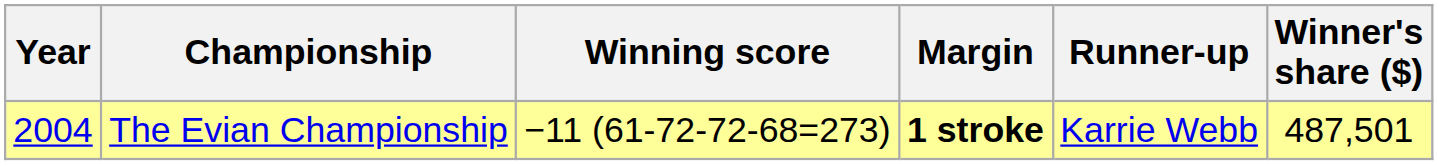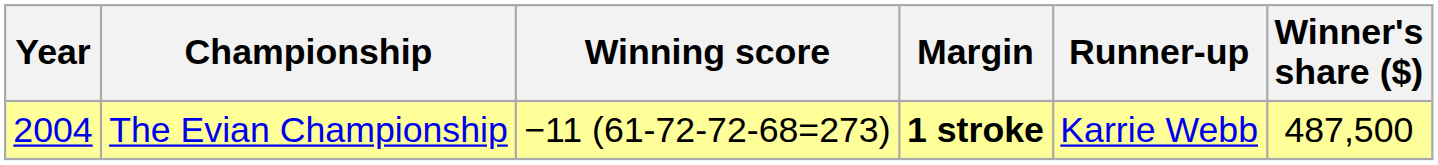(1349, 129) 487,501 -> (1349, 129) 487,500
